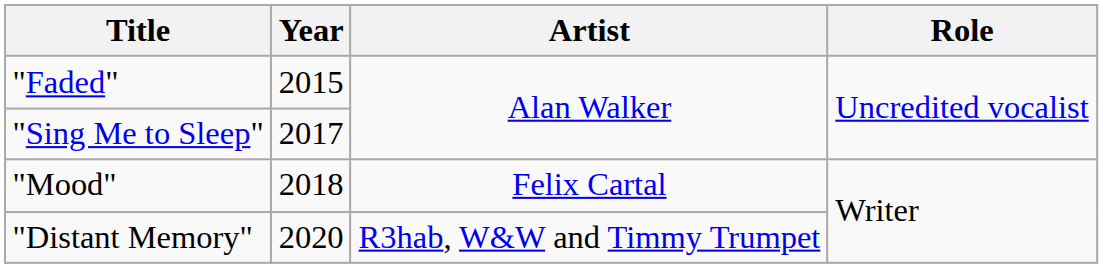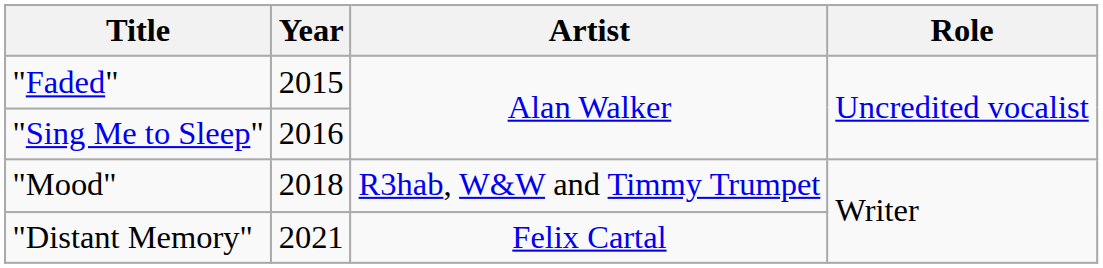(311, 133) 2017 -> (311, 133) 2016
(589, 184) Felix Cartal -> (589, 184) R3hab, W&W and Timmy Trumpet
(311, 236) 2020 -> (311, 236) 2021
(589, 236) R3hab, W&W and Timmy Trumpet -> (589, 236) Felix Cartal
